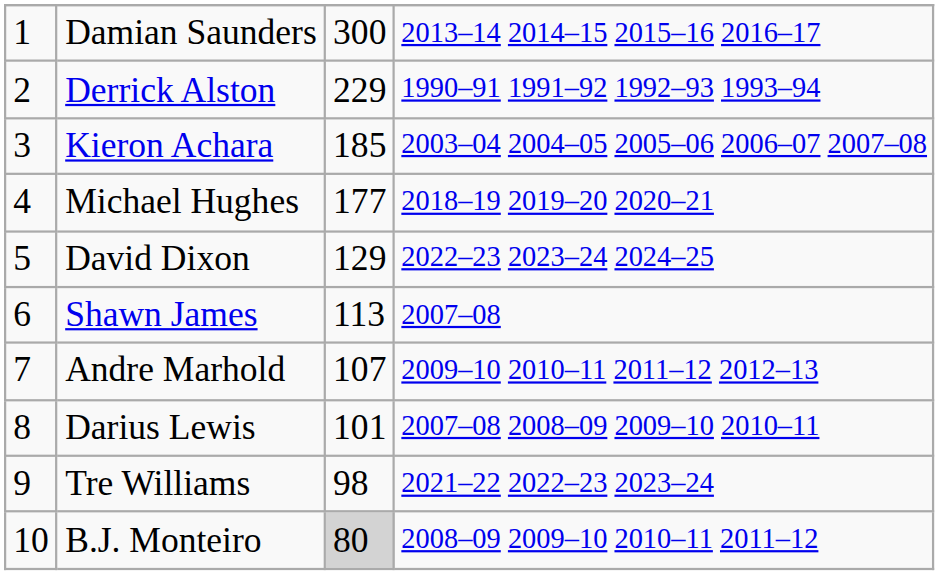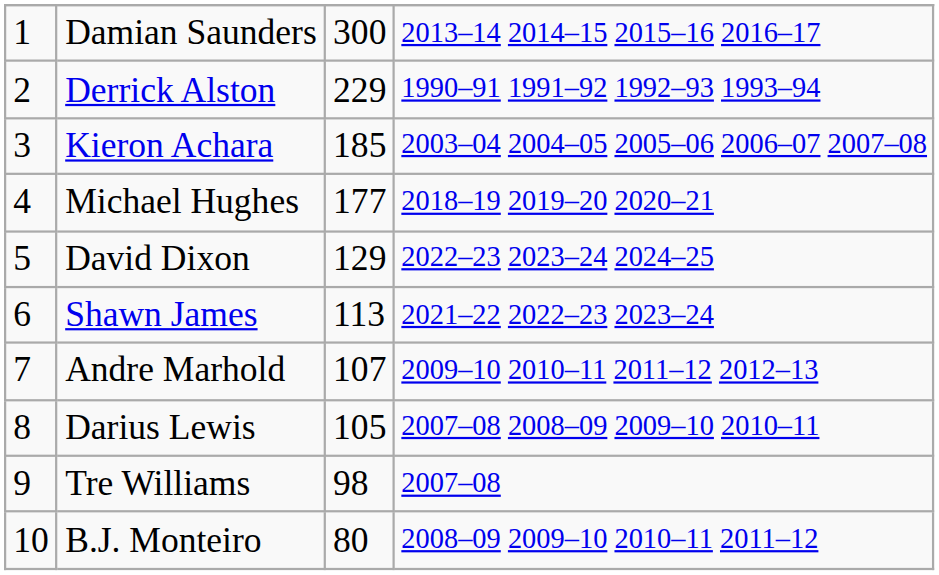(451, 314) 2007–08 -> (558, 314) 2021–22 2022–23 2023–24
(360, 426) 101 -> (360, 426) 105
(558, 483) 2021–22 2022–23 2023–24 -> (451, 483) 2007–08
(351, 539) lightgrey background -> (351, 539) no background
